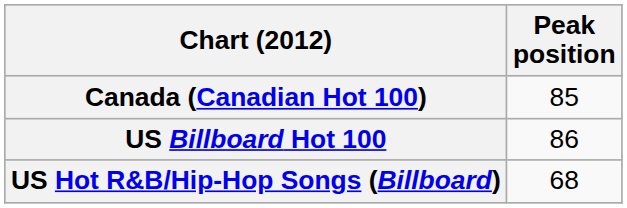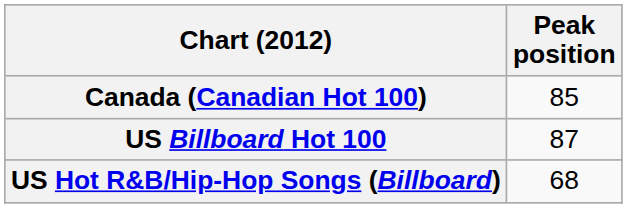(564, 138) 86 -> (564, 138) 87
